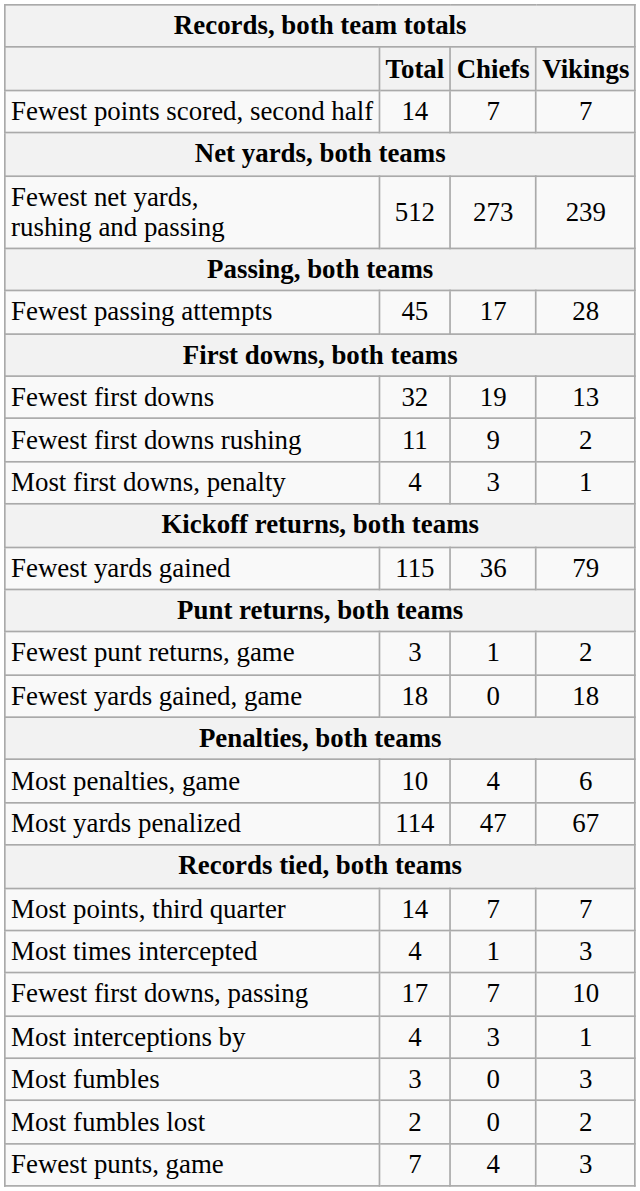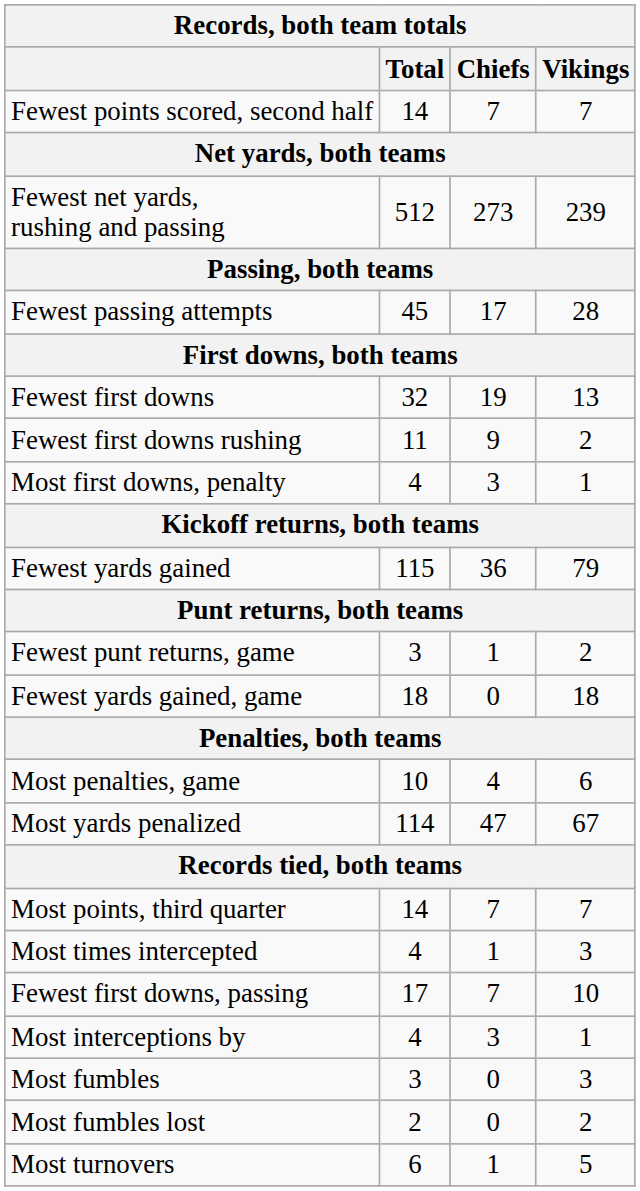+ row: (93, 1164)
- row: (117, 1164)
